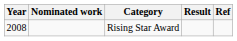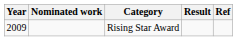(17, 28) 2008 -> (17, 28) 2009
